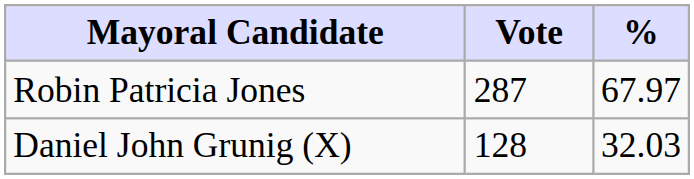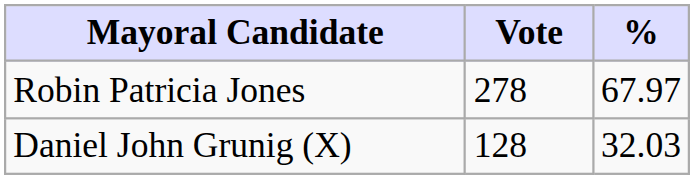(500, 88) 287 -> (500, 88) 278
